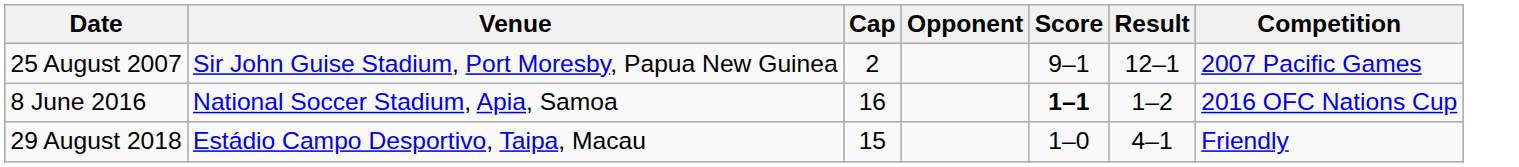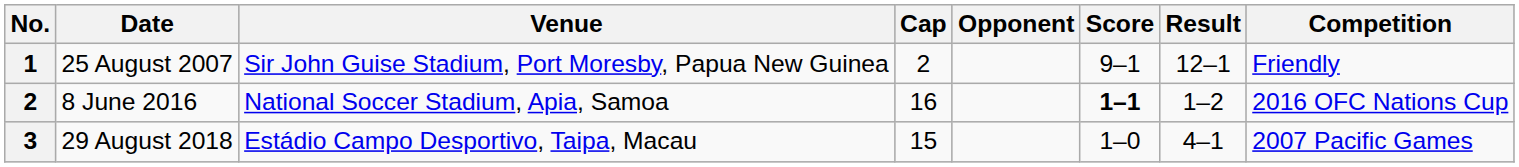+ column: (30, 24)
(1311, 63) 2007 Pacific Games -> (1296, 63) Friendly
(1245, 141) Friendly -> (1362, 141) 2007 Pacific Games
